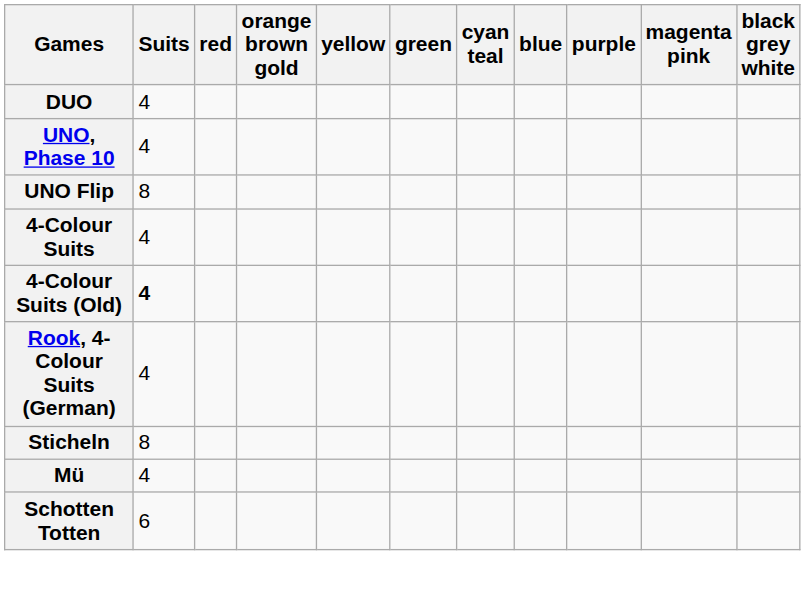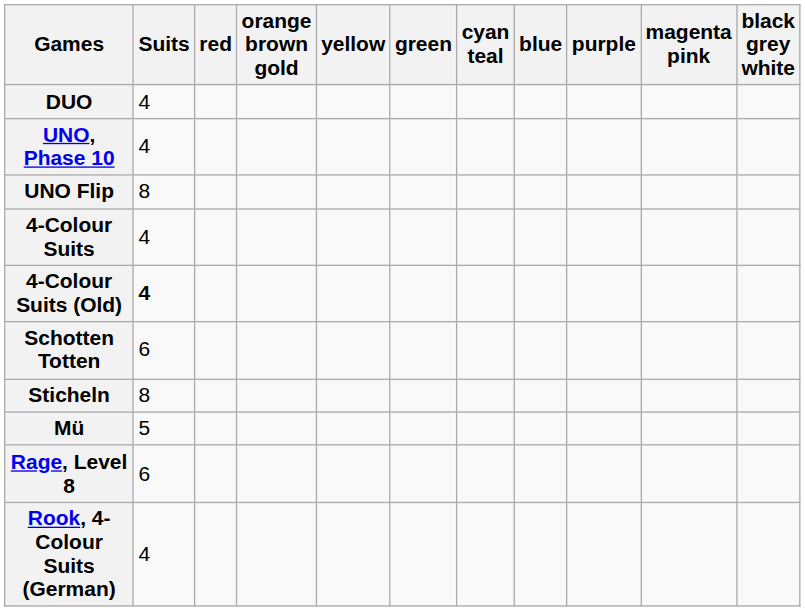rows swapped: (69, 373) <-> (69, 520)
(144, 475) 4 -> (144, 428) 5
+ row: (69, 473)
